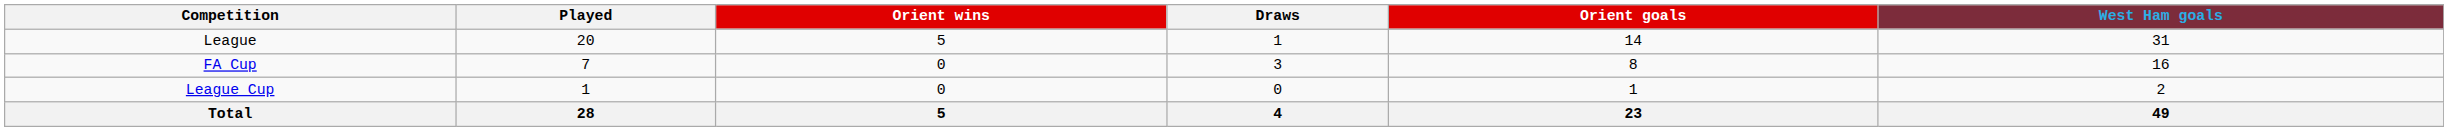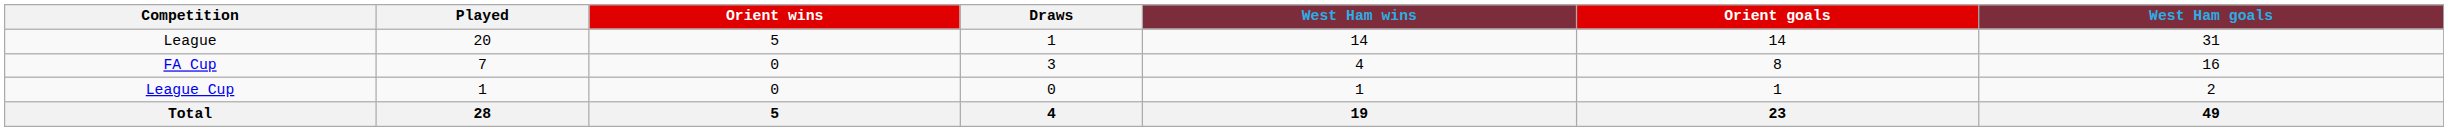+ column: (1359, 17)
